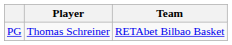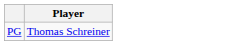- column: (170, 13)
